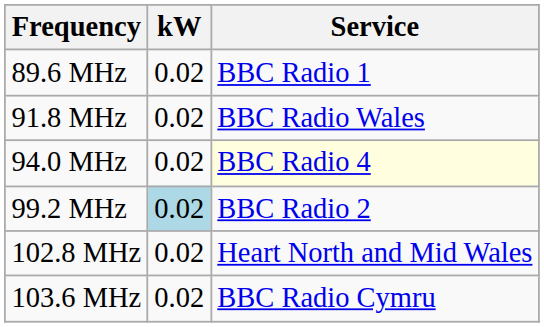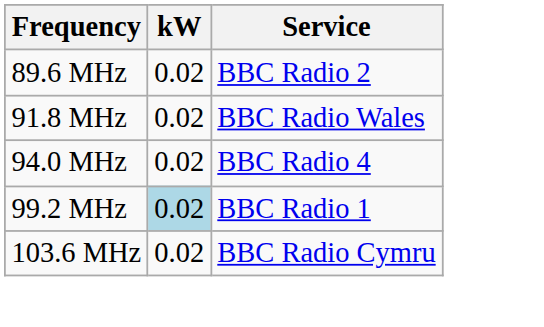(294, 72) BBC Radio 1 -> (294, 72) BBC Radio 2
(294, 162) lightyellow background -> (294, 162) no background
(294, 207) BBC Radio 2 -> (294, 207) BBC Radio 1
- row: (76, 252)
